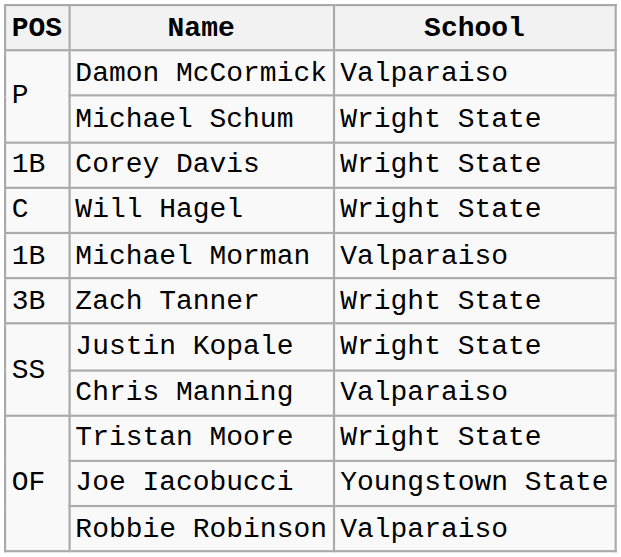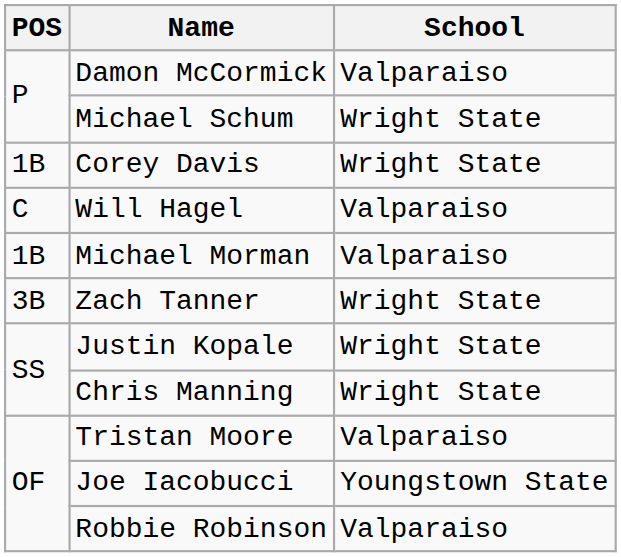(441, 210) Wright State -> (424, 210) Valparaiso
(424, 392) Valparaiso -> (441, 392) Wright State
(441, 438) Wright State -> (424, 438) Valparaiso
